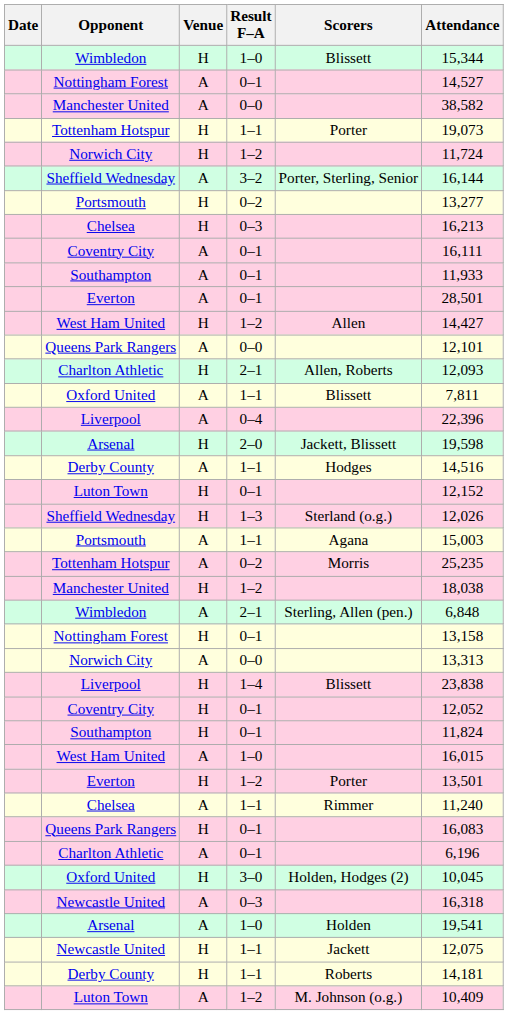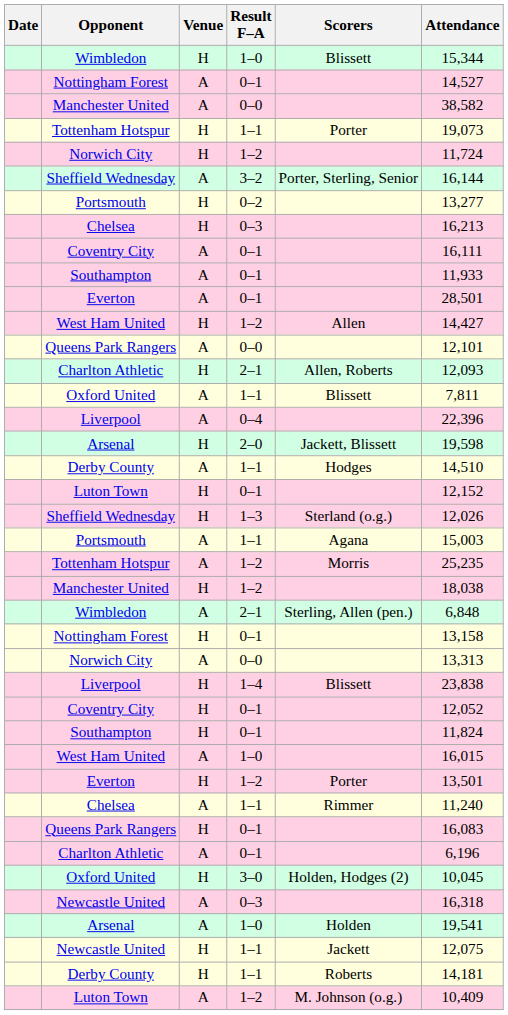(462, 467) 14,516 -> (462, 467) 14,510
(251, 563) 0–2 -> (251, 563) 1–2
